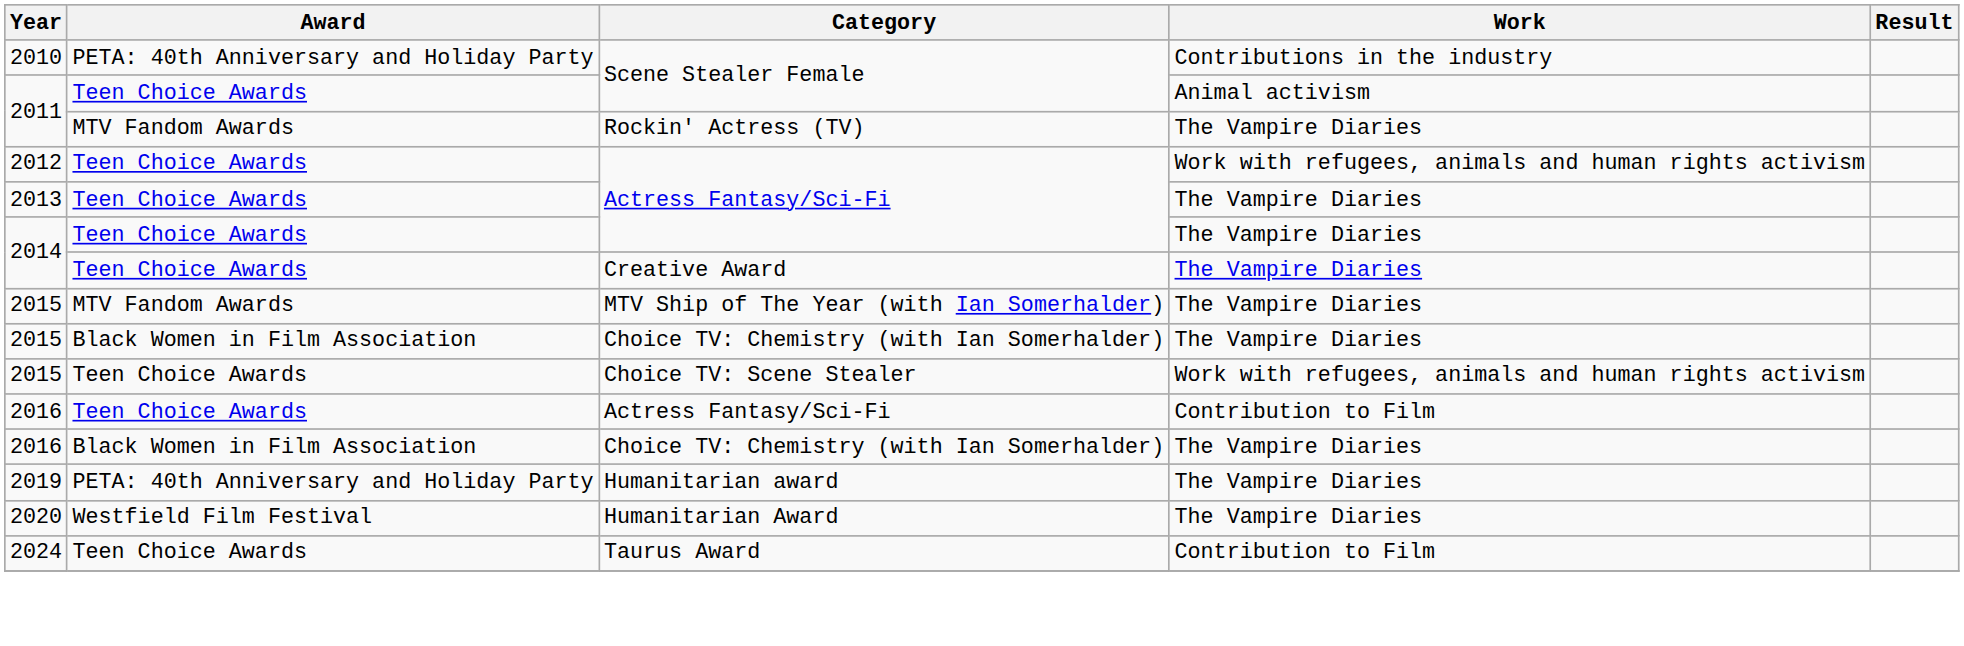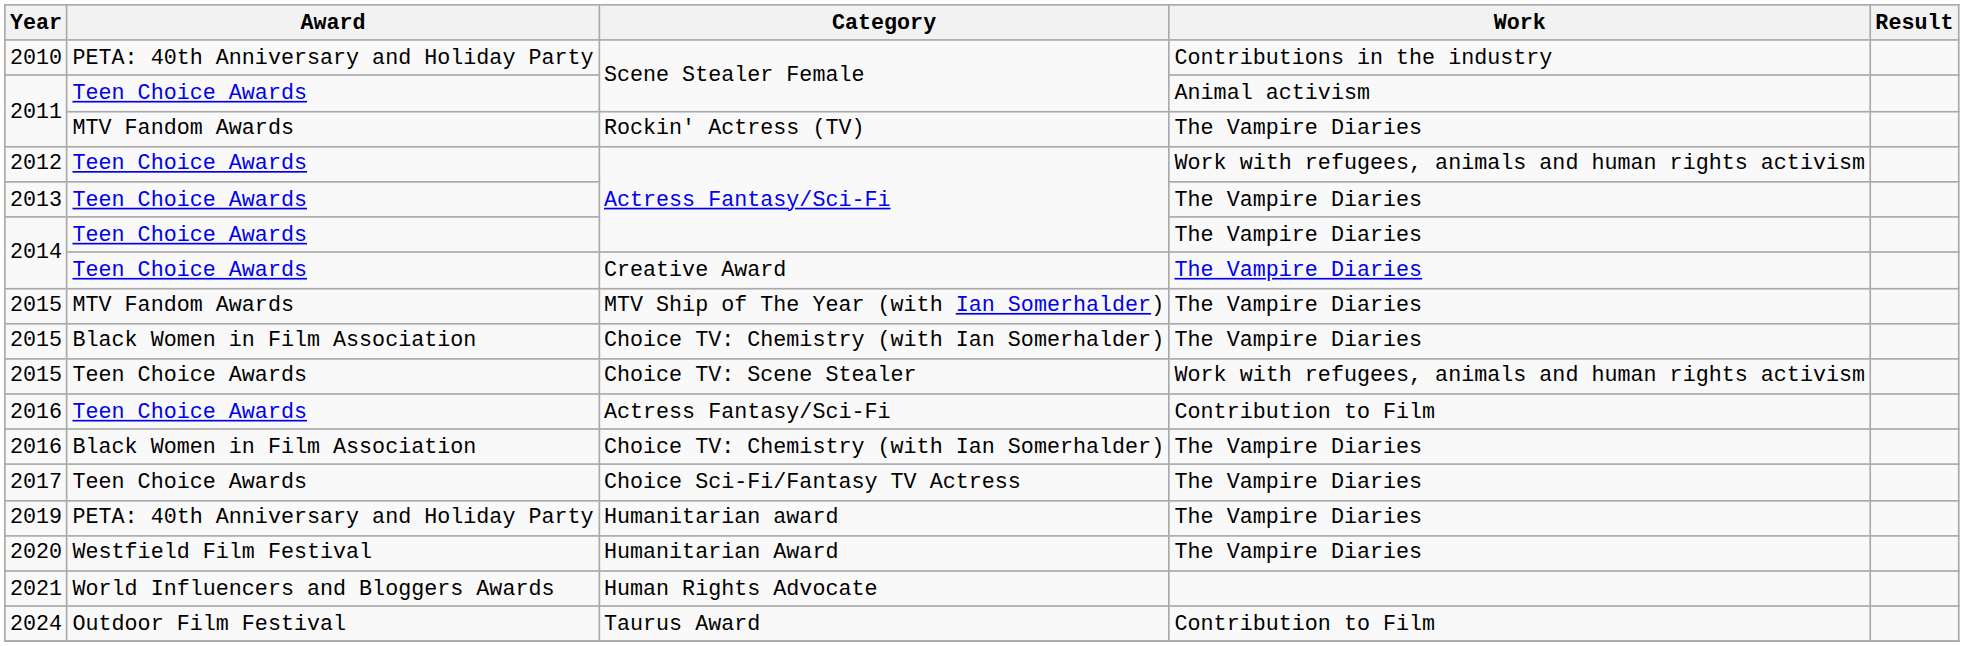+ row: (36, 483)
+ row: (36, 589)
(190, 553) Teen Choice Awards -> (209, 624) Outdoor Film Festival
